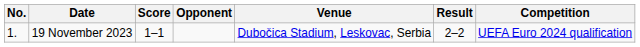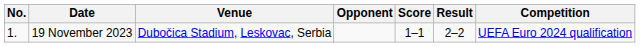columns swapped: (334, 13) <-> (154, 13)
